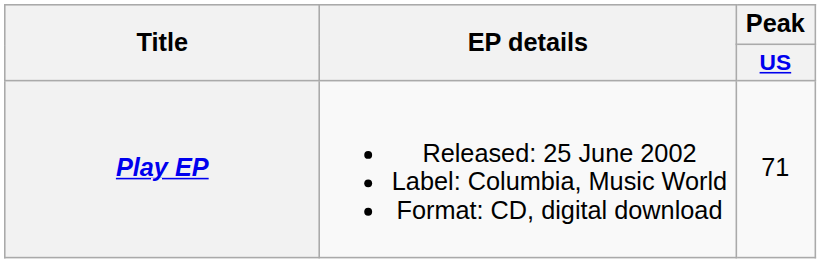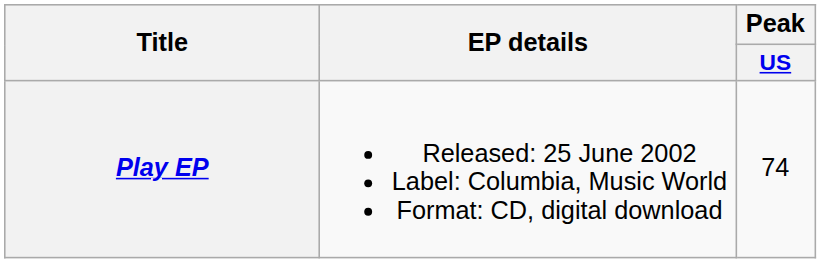(775, 168) 71 -> (775, 168) 74
